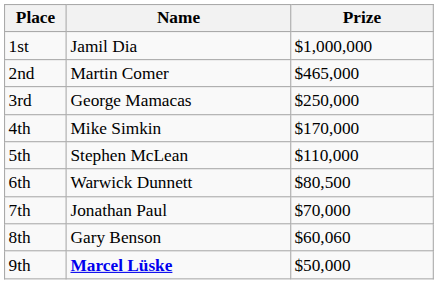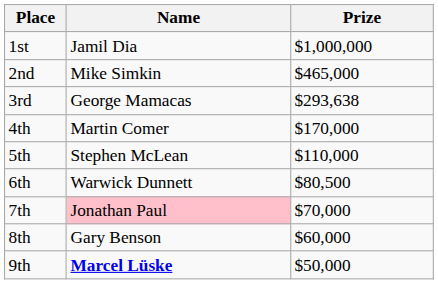(120, 73) Martin Comer -> (116, 73) Mike Simkin
(327, 100) $250,000 -> (327, 100) $293,638
(116, 127) Mike Simkin -> (120, 127) Martin Comer
(119, 210) no background -> (119, 210) pink background
(323, 237) $60,060 -> (323, 237) $60,000
